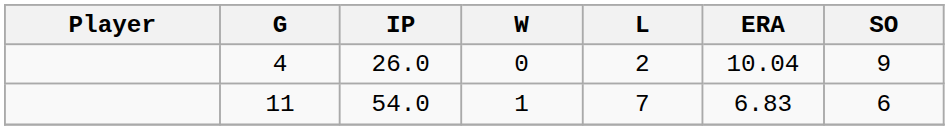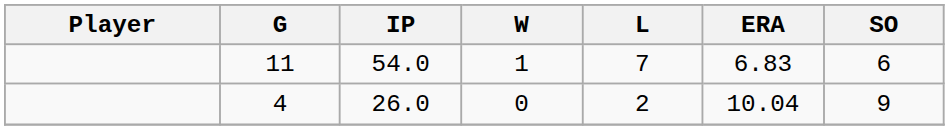rows swapped: (280, 104) <-> (280, 64)
